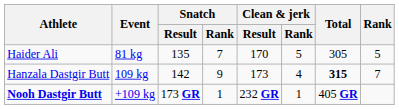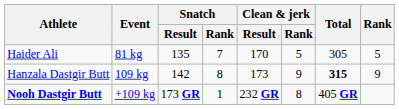(220, 74) 9 -> (220, 74) 8
(299, 74) 4 -> (299, 74) 9
(378, 74) 7 -> (378, 74) 9
(299, 94) 1 -> (299, 94) 8
